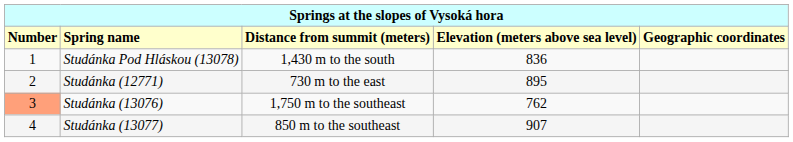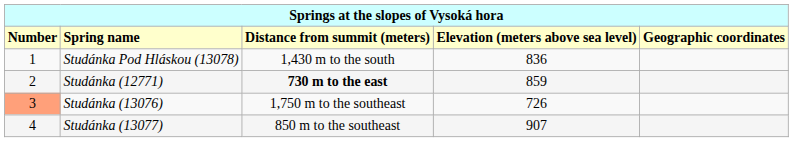(338, 81) normal -> (338, 81) bold
(537, 81) 895 -> (537, 81) 859
(537, 103) 762 -> (537, 103) 726
